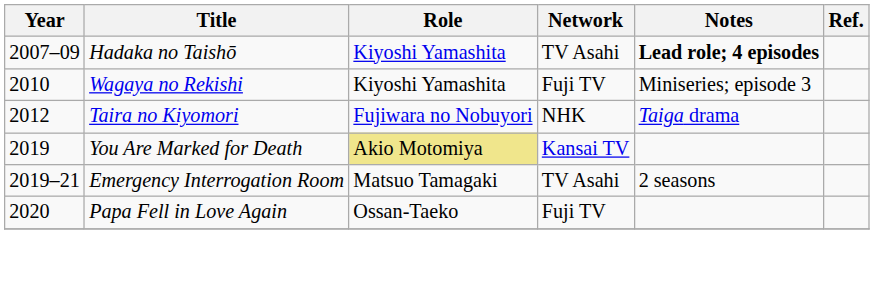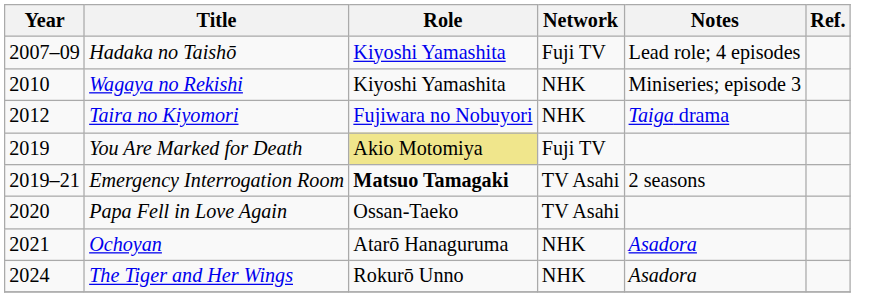(581, 52) TV Asahi -> (574, 52) Fuji TV
(729, 52) bold -> (715, 52) normal
(574, 84) Fuji TV -> (564, 84) NHK
(586, 148) Kansai TV -> (574, 148) Fuji TV
(426, 180) normal -> (431, 180) bold
(574, 212) Fuji TV -> (581, 212) TV Asahi
+ row: (126, 244)
+ row: (191, 276)
